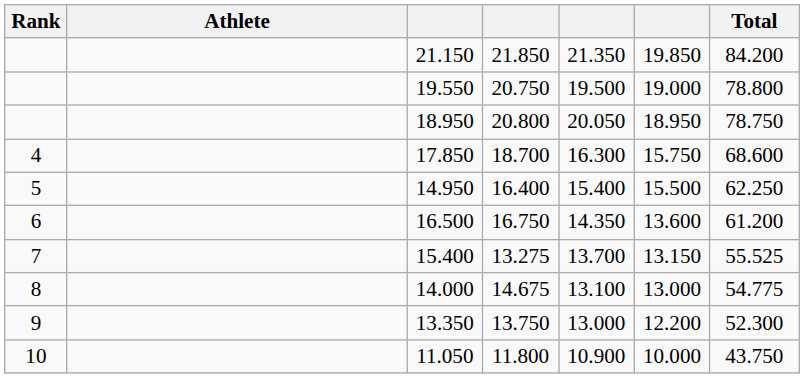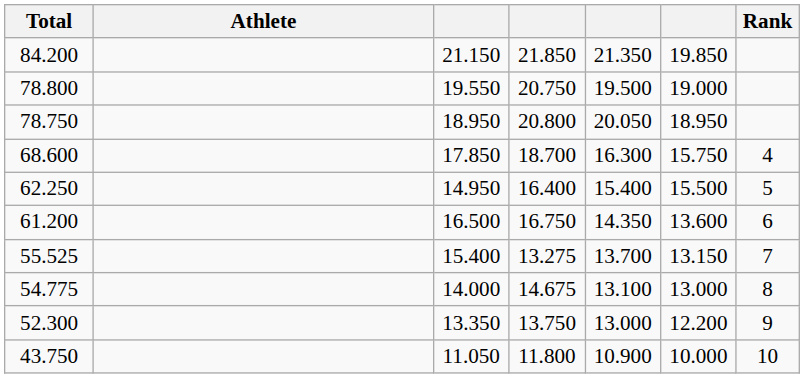columns swapped: (36, 21) <-> (754, 21)
